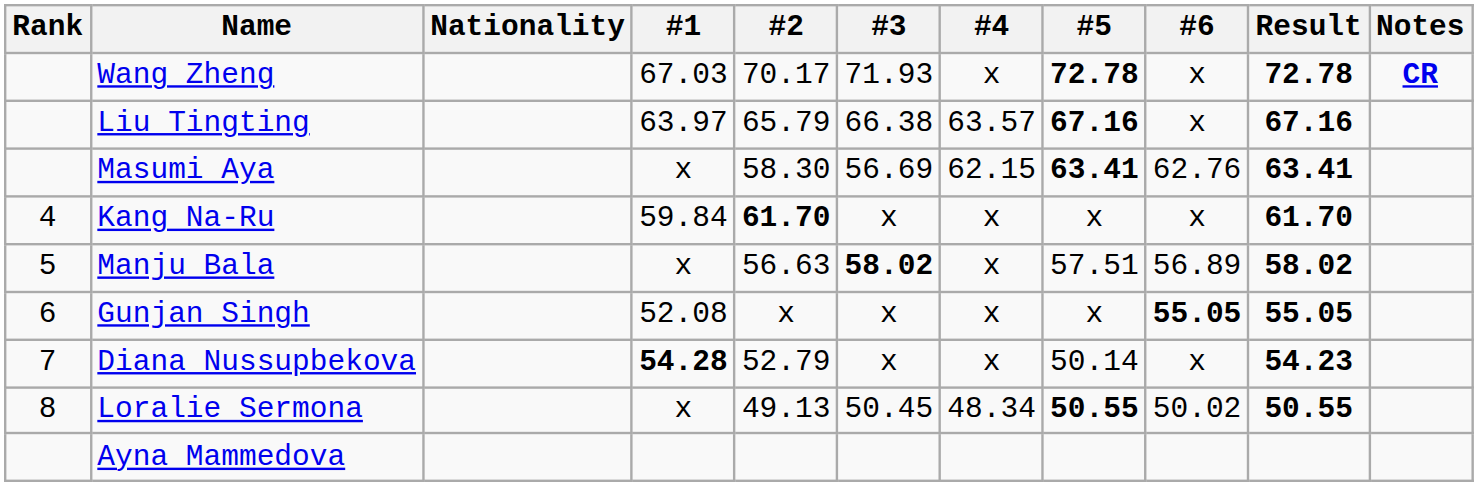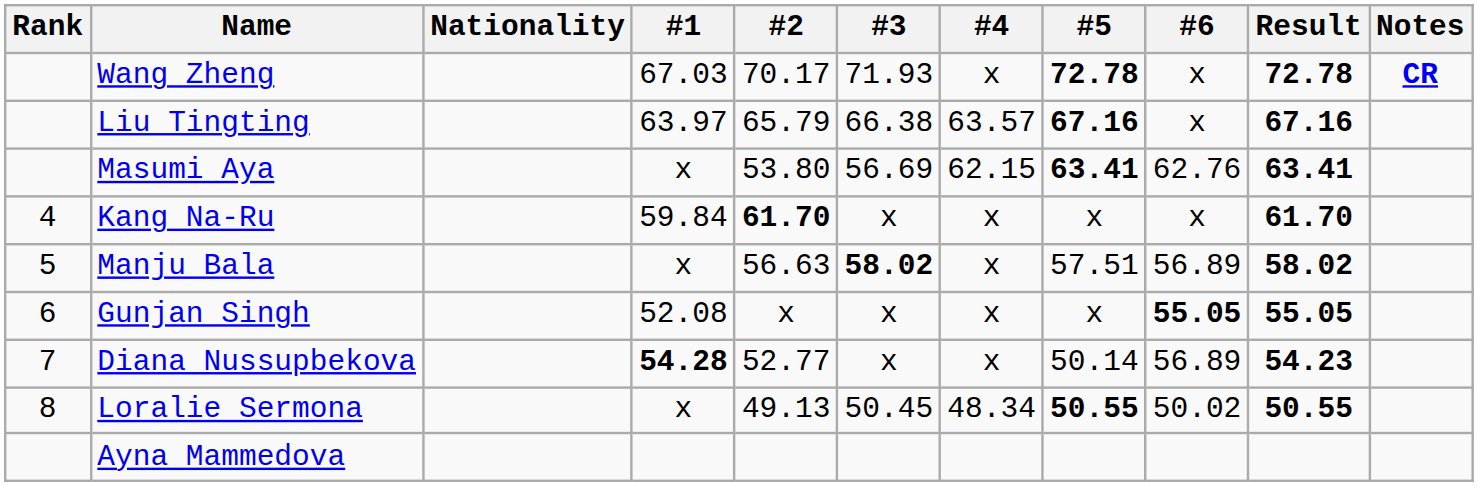(786, 172) 58.30 -> (786, 172) 53.80
(786, 363) 52.79 -> (786, 363) 52.77
(1197, 363) x -> (1197, 363) 56.89
